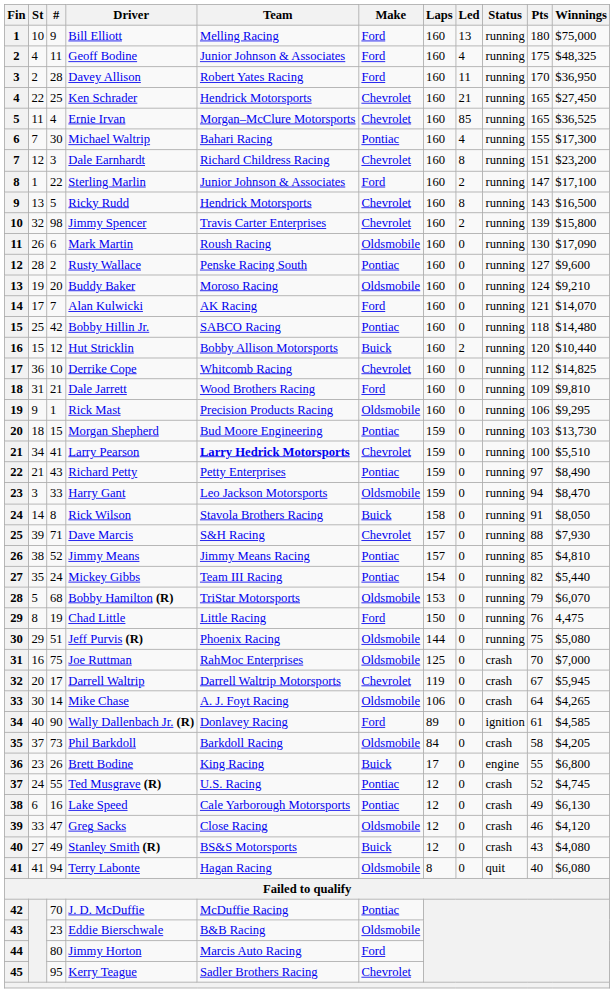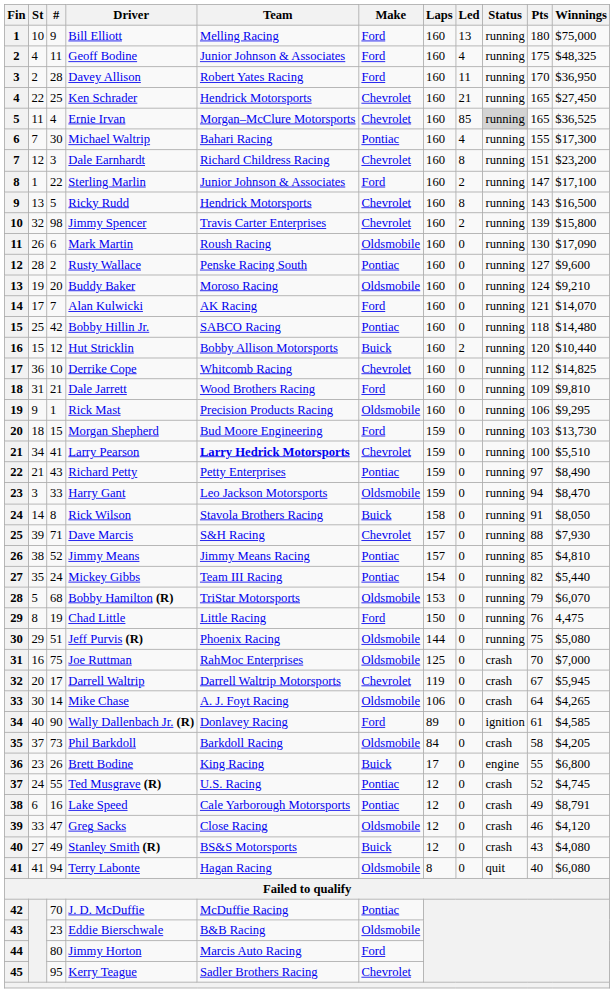(505, 119) no background -> (505, 119) lightgrey background
(380, 431) Pontiac -> (373, 431) Ford
(573, 805) $6,130 -> (573, 805) $8,791
